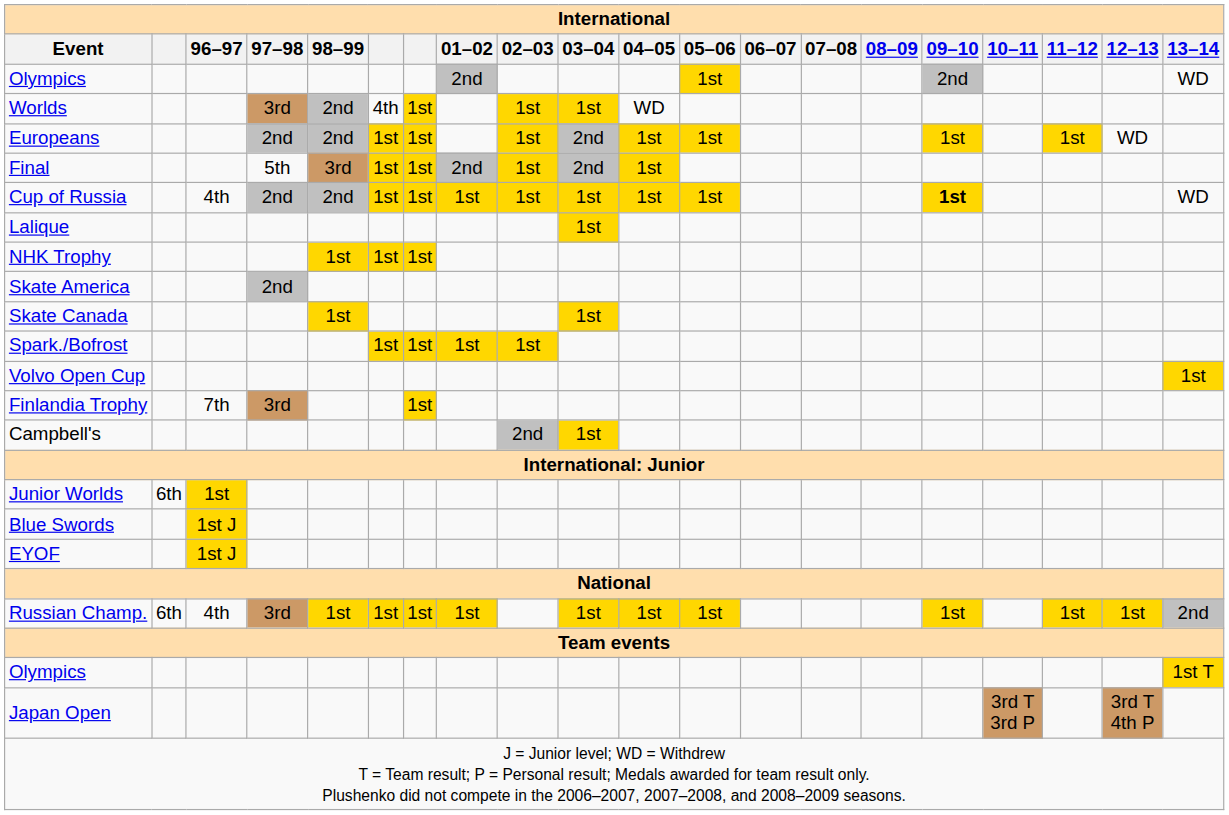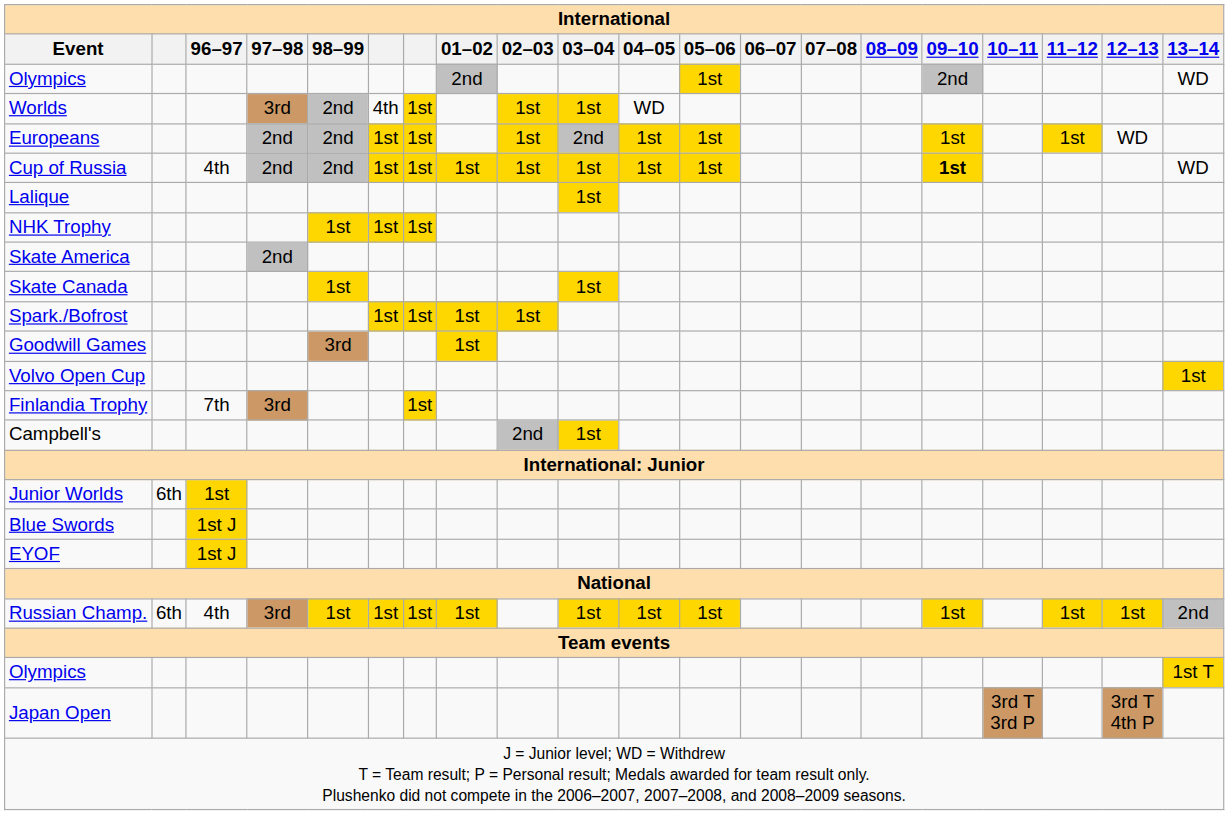- row: (29, 167)
+ row: (78, 345)
